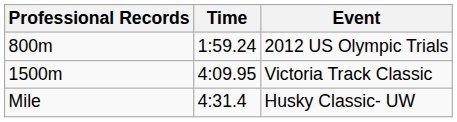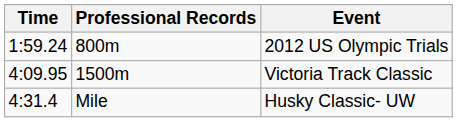columns swapped: (99, 18) <-> (227, 18)
